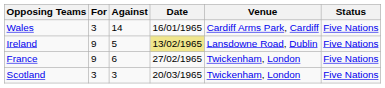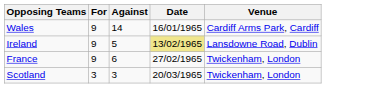- column: (351, 12)
(94, 28) 3 -> (94, 28) 9
